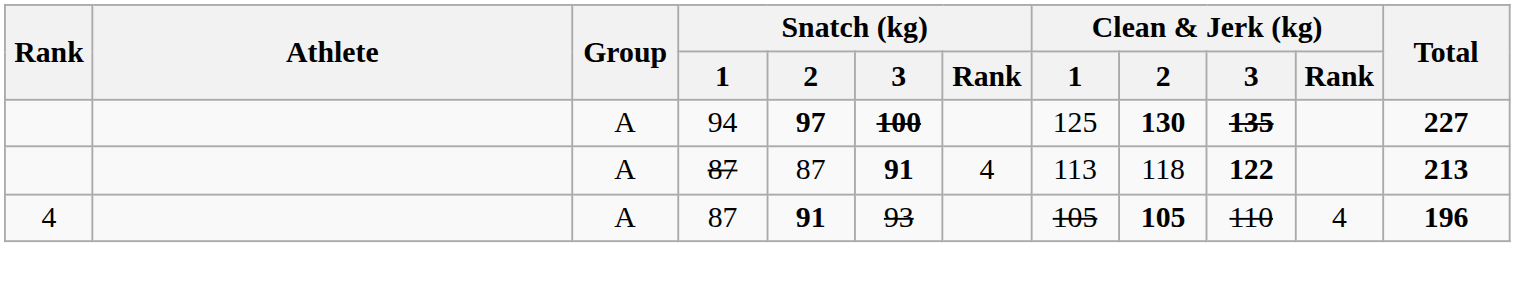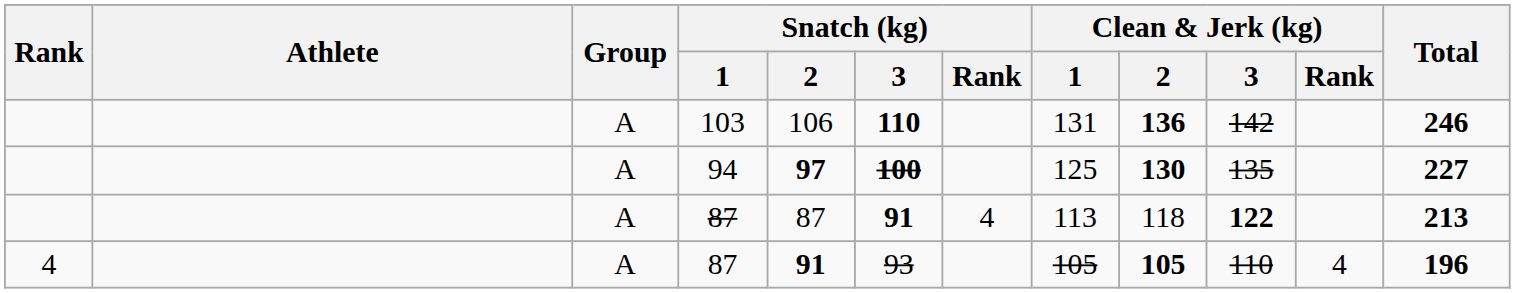+ row: (49, 123)
(1251, 122) bold -> (1251, 169) normal
